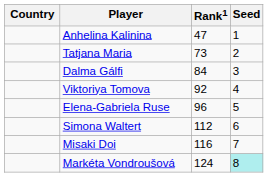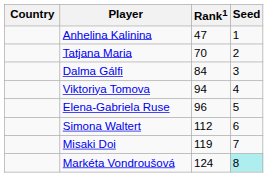(200, 53) 73 -> (200, 53) 70
(200, 89) 92 -> (200, 89) 94
(203, 144) 116 -> (203, 144) 119
